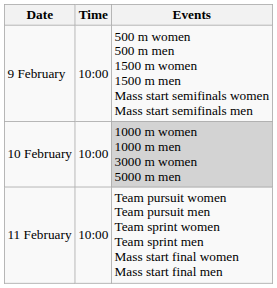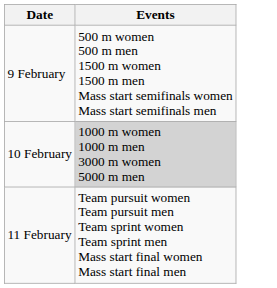- column: (93, 15)
